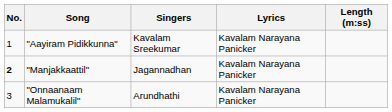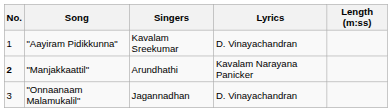(259, 43) Kavalam Narayana Panicker -> (257, 43) D. Vinayachandran
(162, 69) Jagannadhan -> (155, 69) Arundhathi
(156, 95) Arundhathi -> (161, 95) Jagannadhan
(259, 95) Kavalam Narayana Panicker -> (257, 95) D. Vinayachandran
